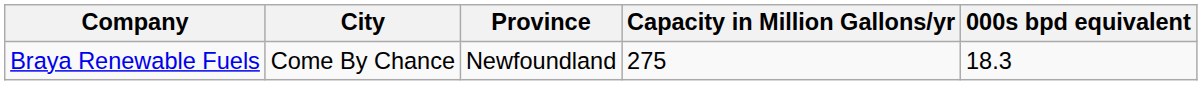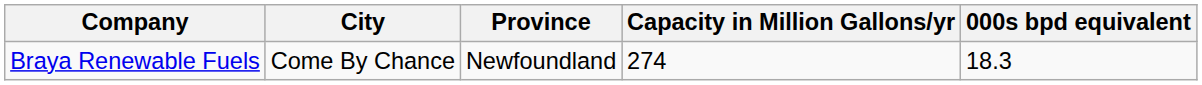(647, 60) 275 -> (647, 60) 274
